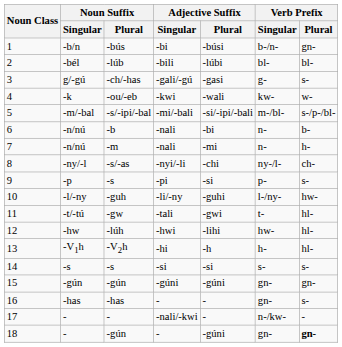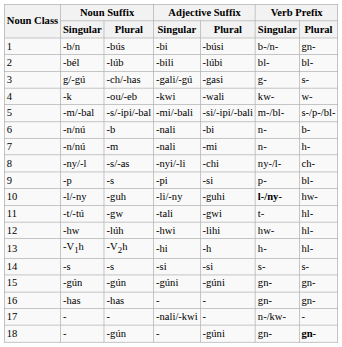(305, 180) s- -> (307, 180) bl-
(270, 197) normal -> (270, 197) bold
(305, 300) s- -> (309, 300) gn-
